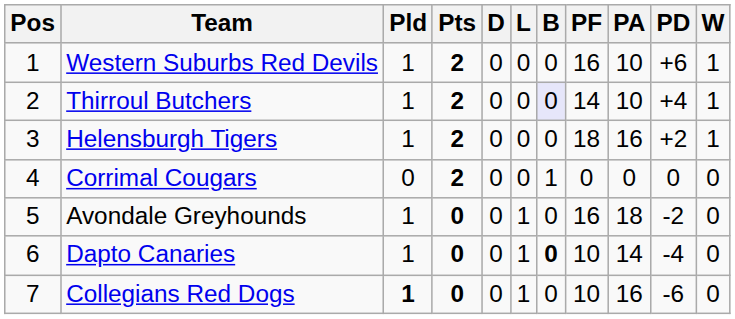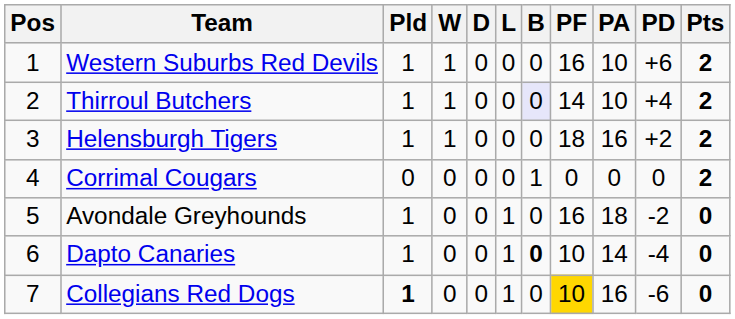columns swapped: (713, 23) <-> (457, 23)
(586, 293) no background -> (572, 293) gold background
